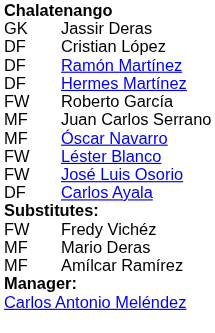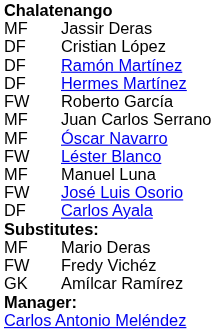(16, 28) GK -> (16, 28) MF
+ row: (108, 174)
rows swapped: (109, 229) <-> (106, 247)
(16, 265) MF -> (16, 284) GK
